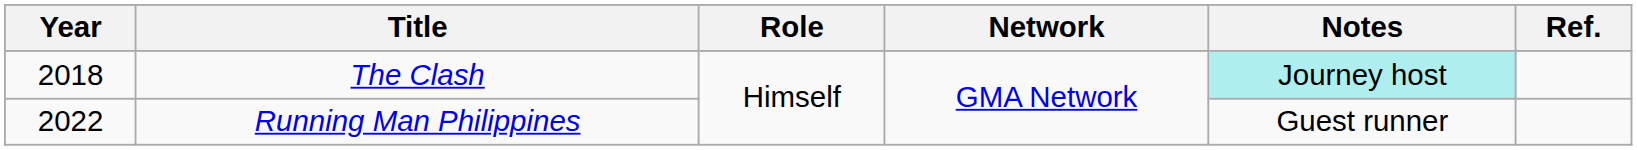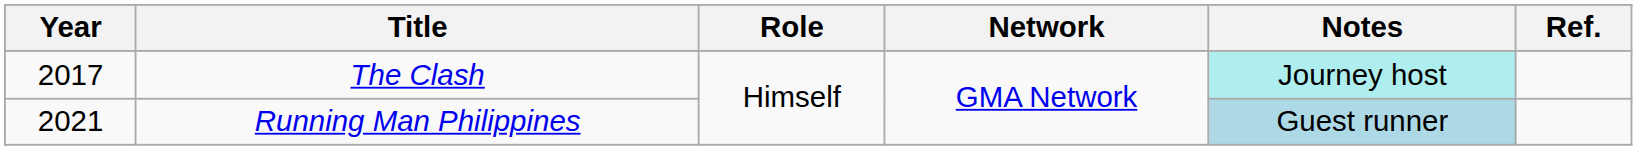(71, 74) 2018 -> (71, 74) 2017
(71, 121) 2022 -> (71, 121) 2021
(1362, 121) no background -> (1362, 121) lightblue background
